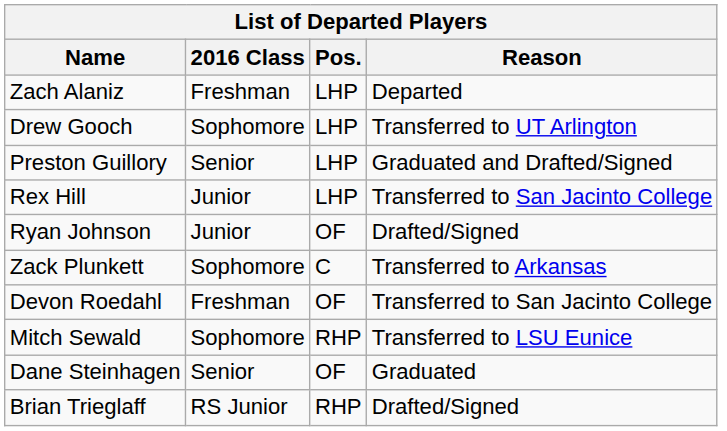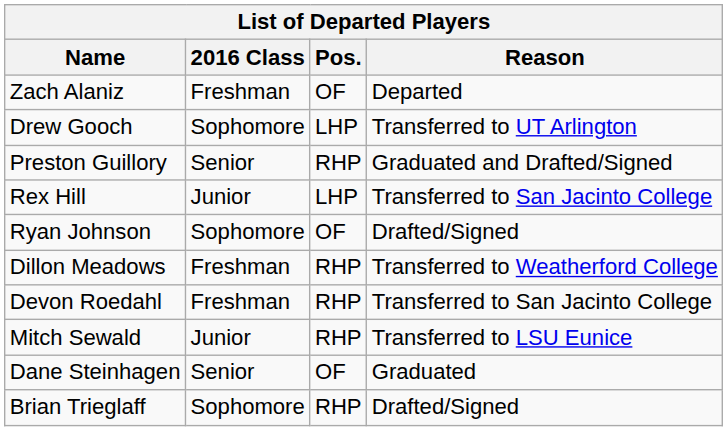(336, 92) LHP -> (330, 92) OF
(336, 162) LHP -> (338, 162) RHP
(221, 232) Junior -> (248, 232) Sophomore
+ row: (88, 267)
- row: (77, 267)
(330, 302) OF -> (338, 302) RHP
(248, 337) Sophomore -> (221, 337) Junior
(239, 407) RS Junior -> (248, 407) Sophomore
